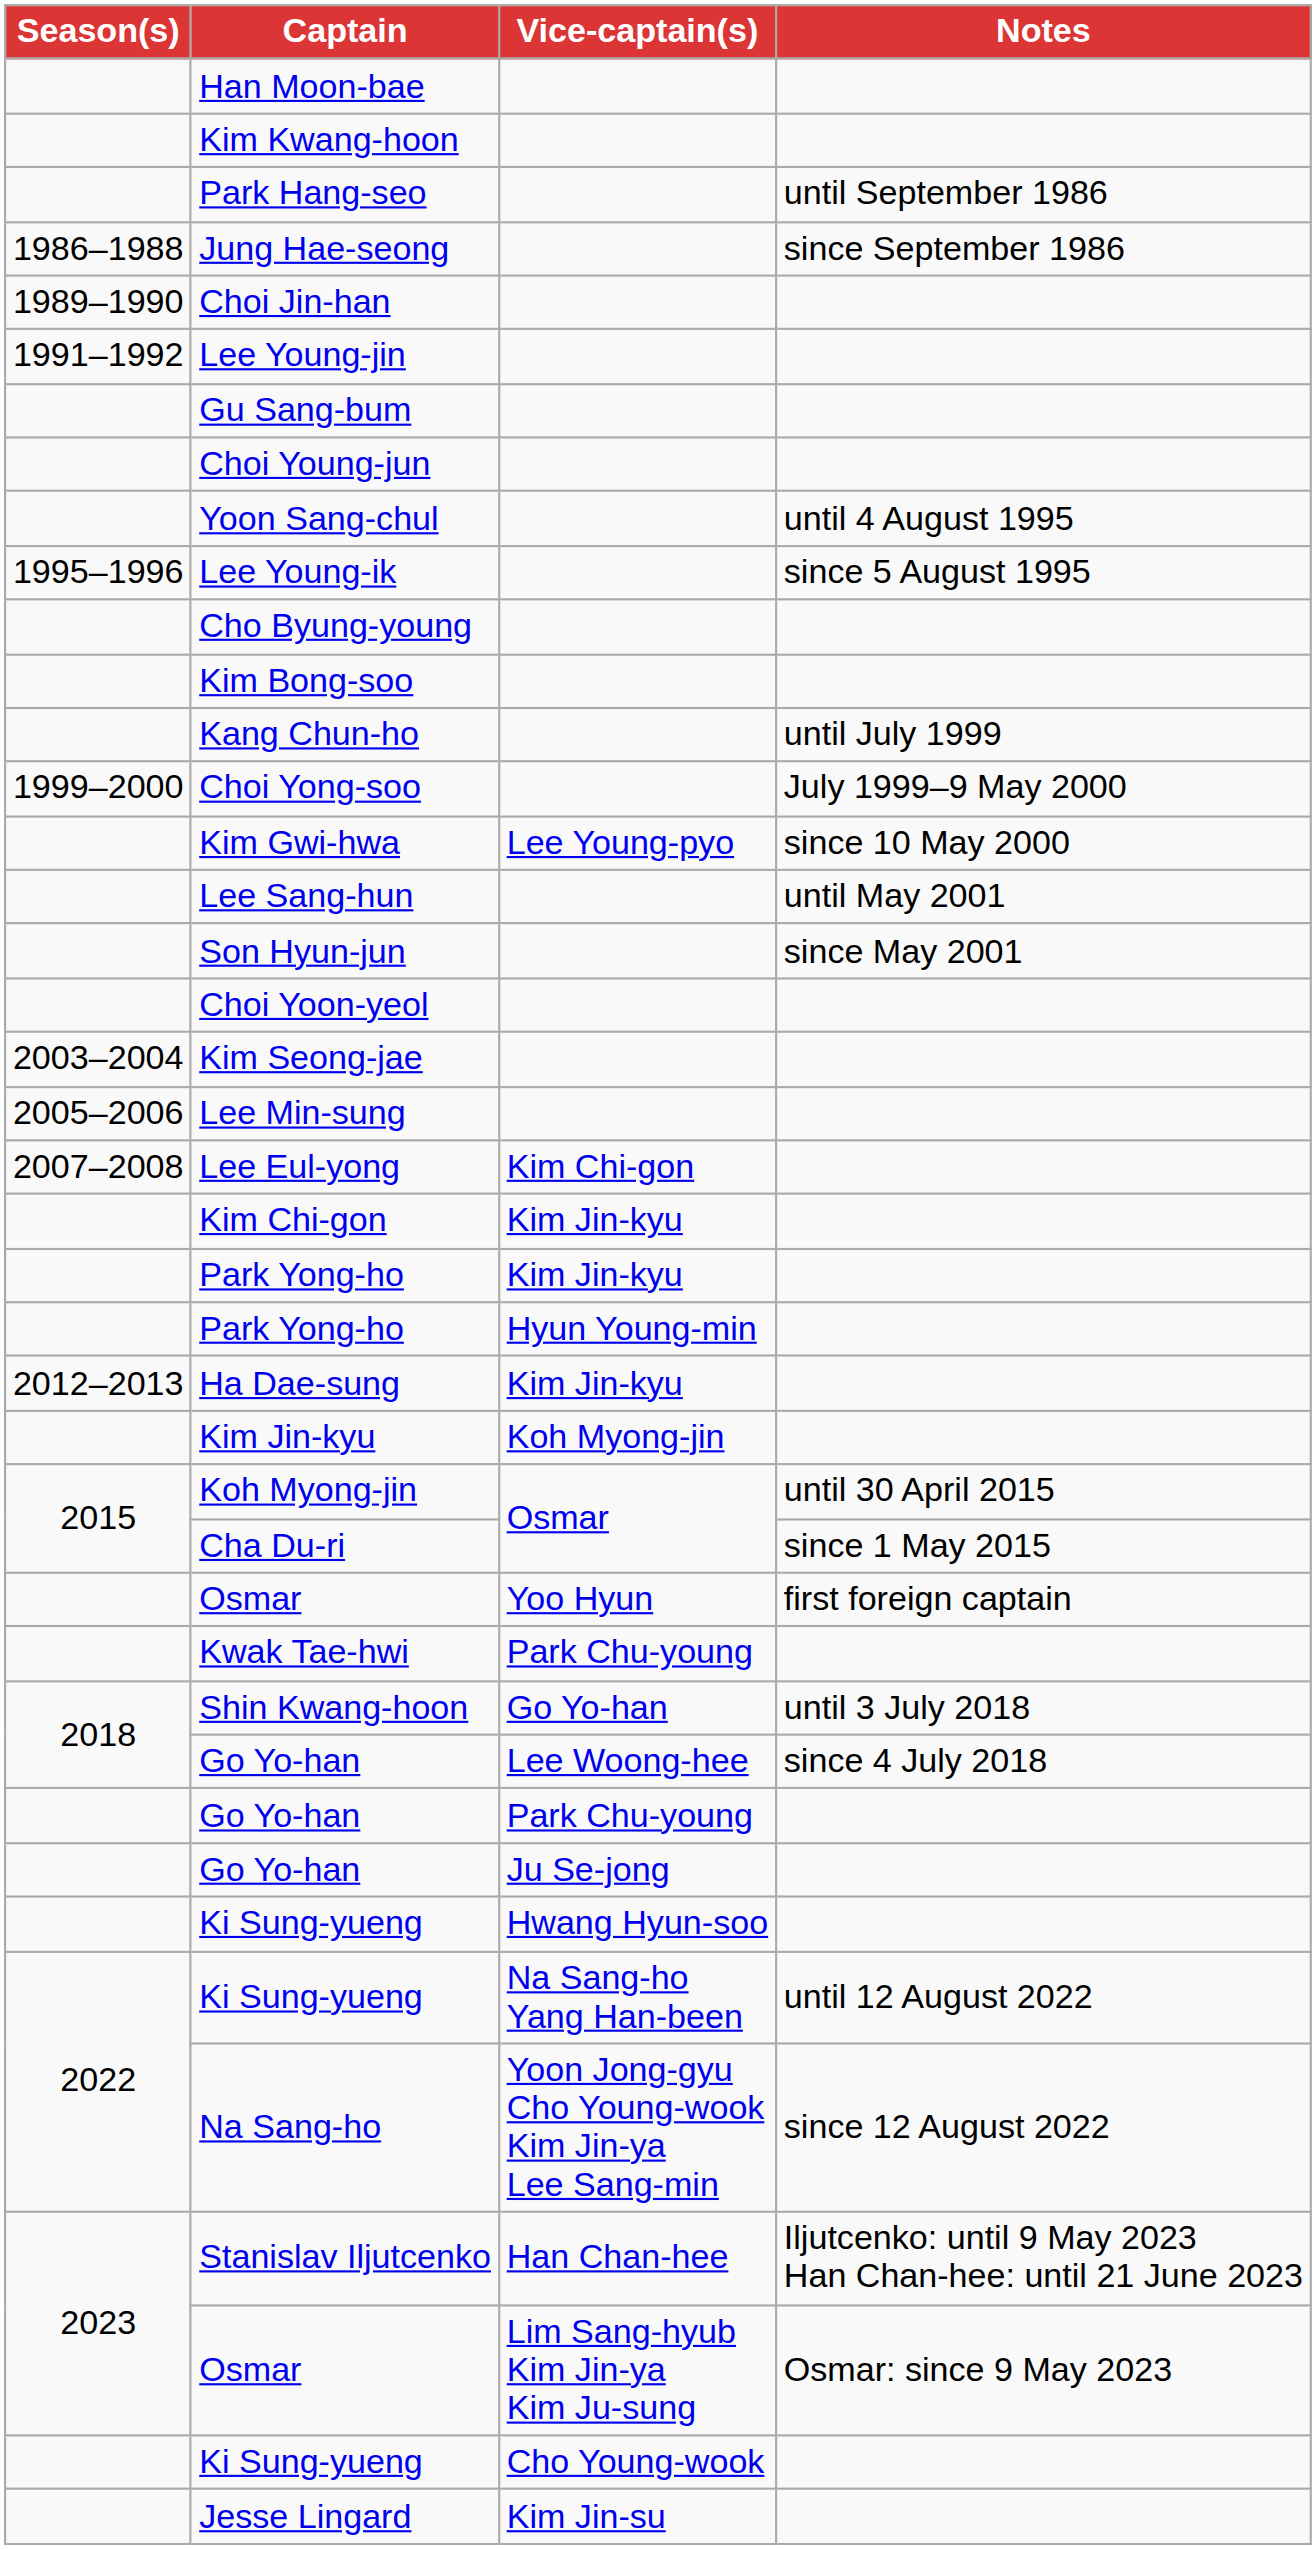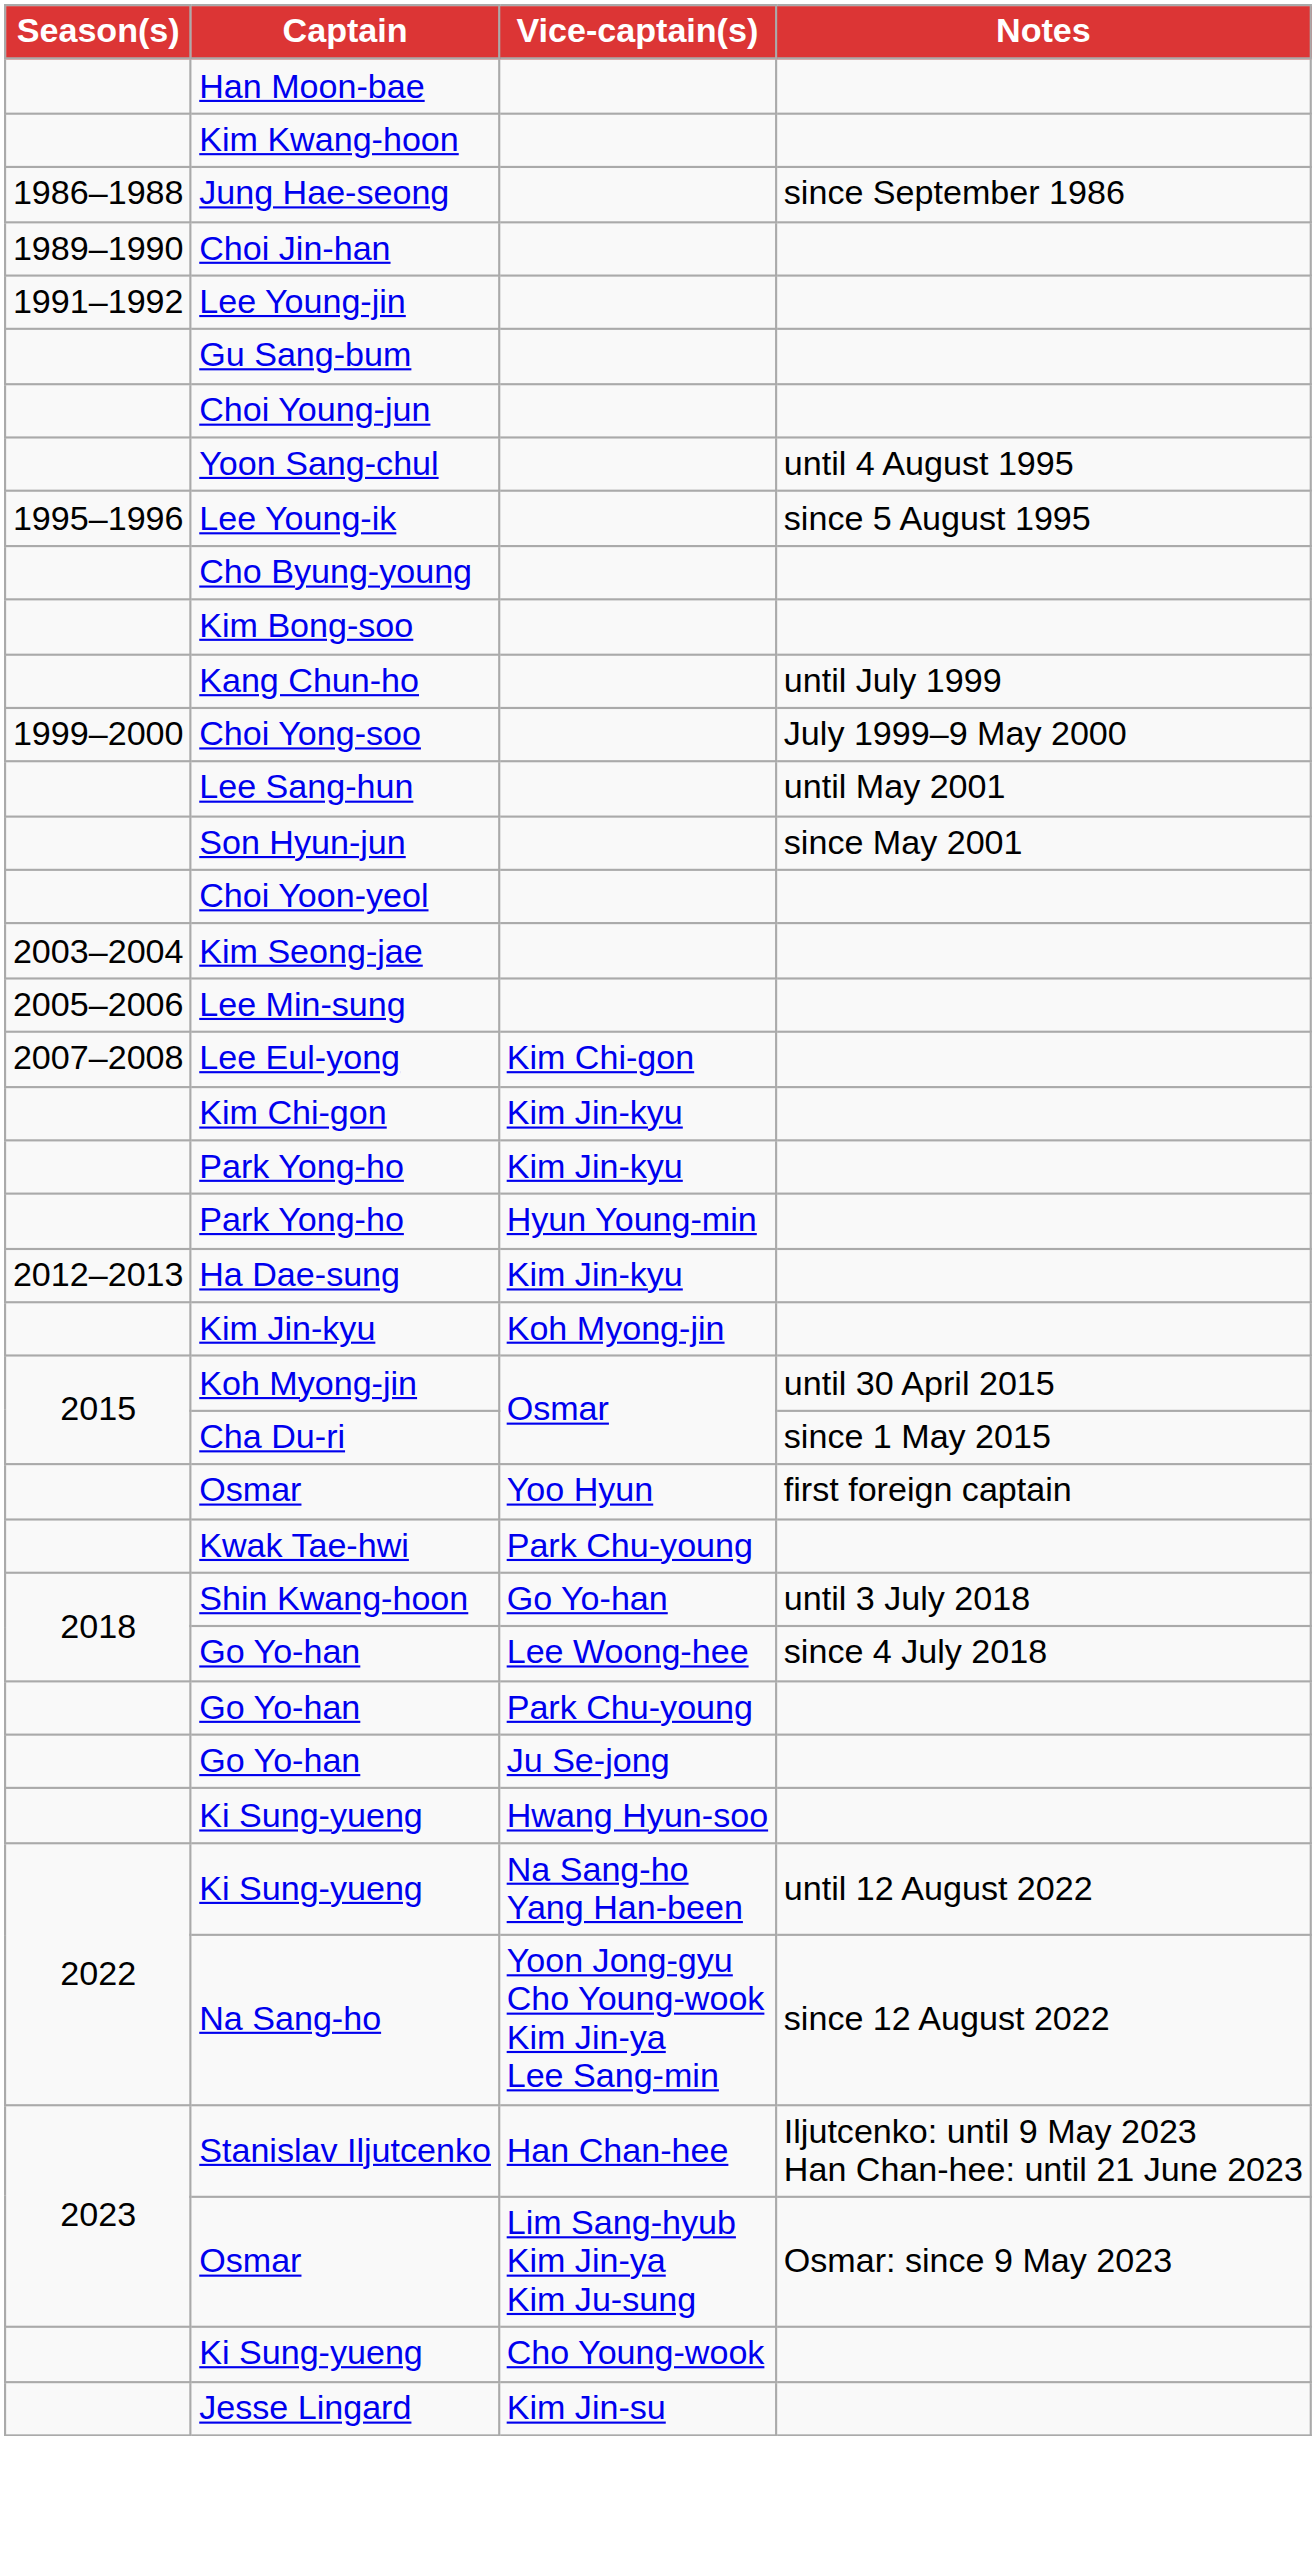- row: (313, 193)
- row: (300, 842)
